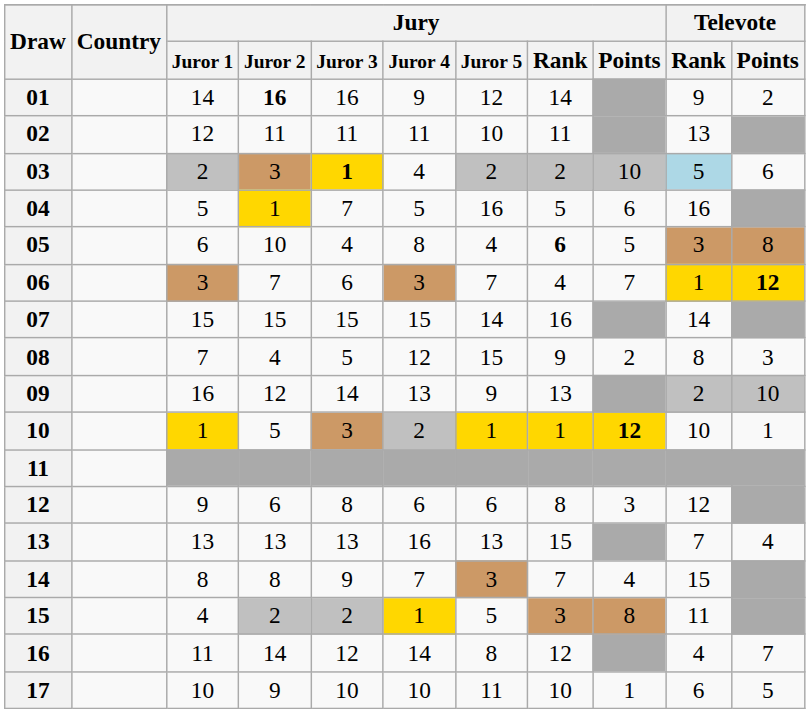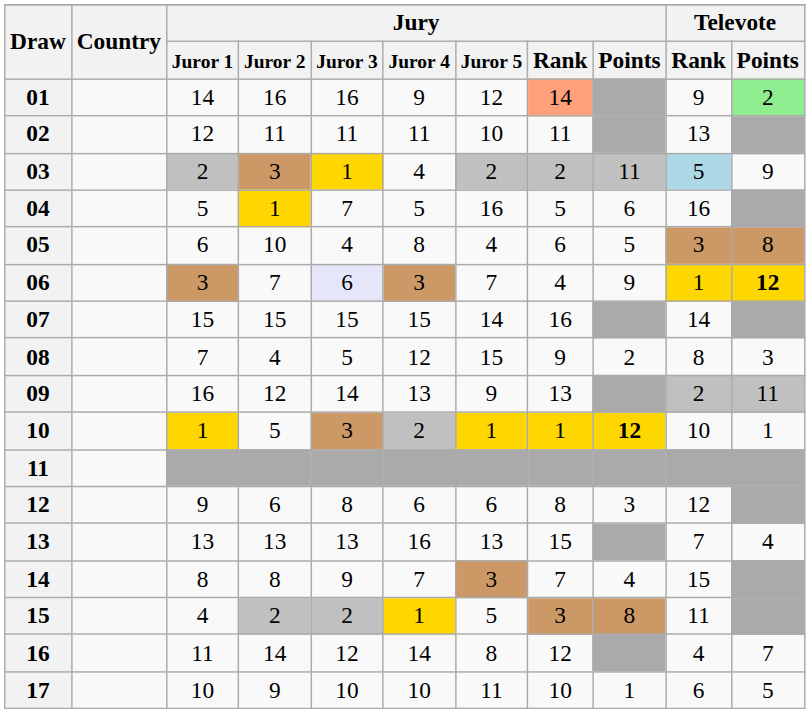(275, 97) bold -> (275, 97) normal
(560, 97) no background -> (560, 97) lightsalmon background
(768, 97) no background -> (768, 97) lightgreen background
(347, 171) bold -> (347, 171) normal
(629, 171) 10 -> (629, 171) 11
(768, 171) 6 -> (768, 171) 9
(560, 245) bold -> (560, 245) normal
(347, 282) no background -> (347, 282) lavender background
(629, 282) 7 -> (629, 282) 9
(768, 393) 10 -> (768, 393) 11
